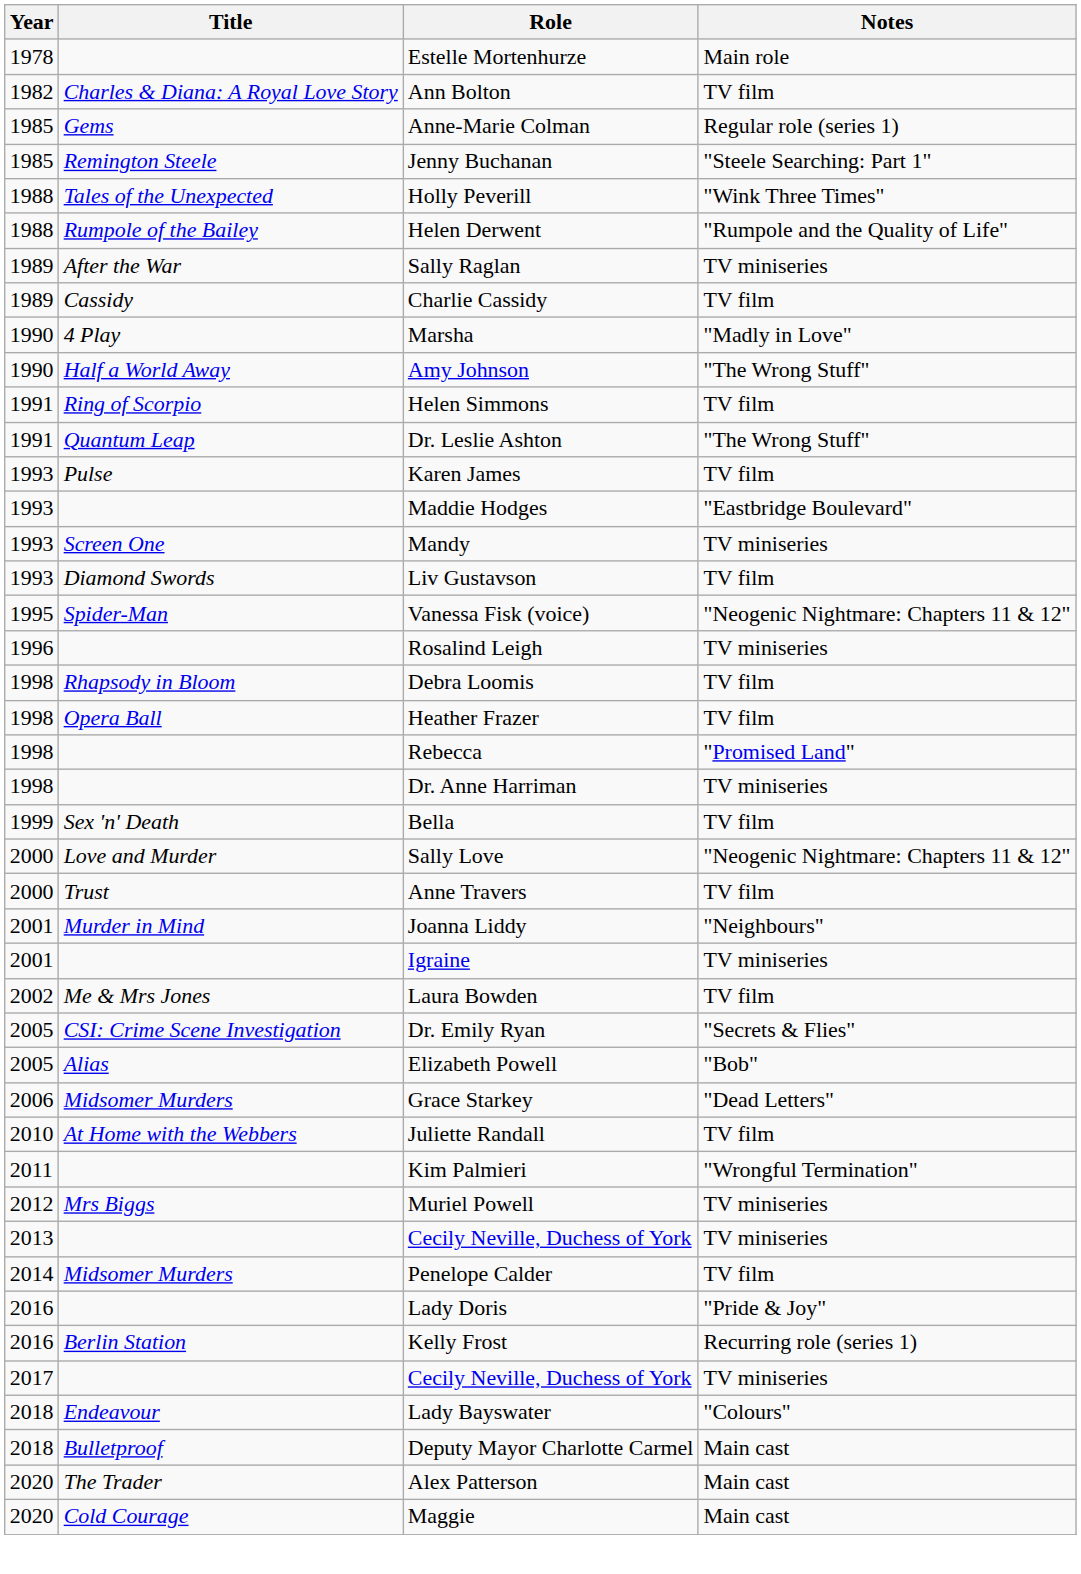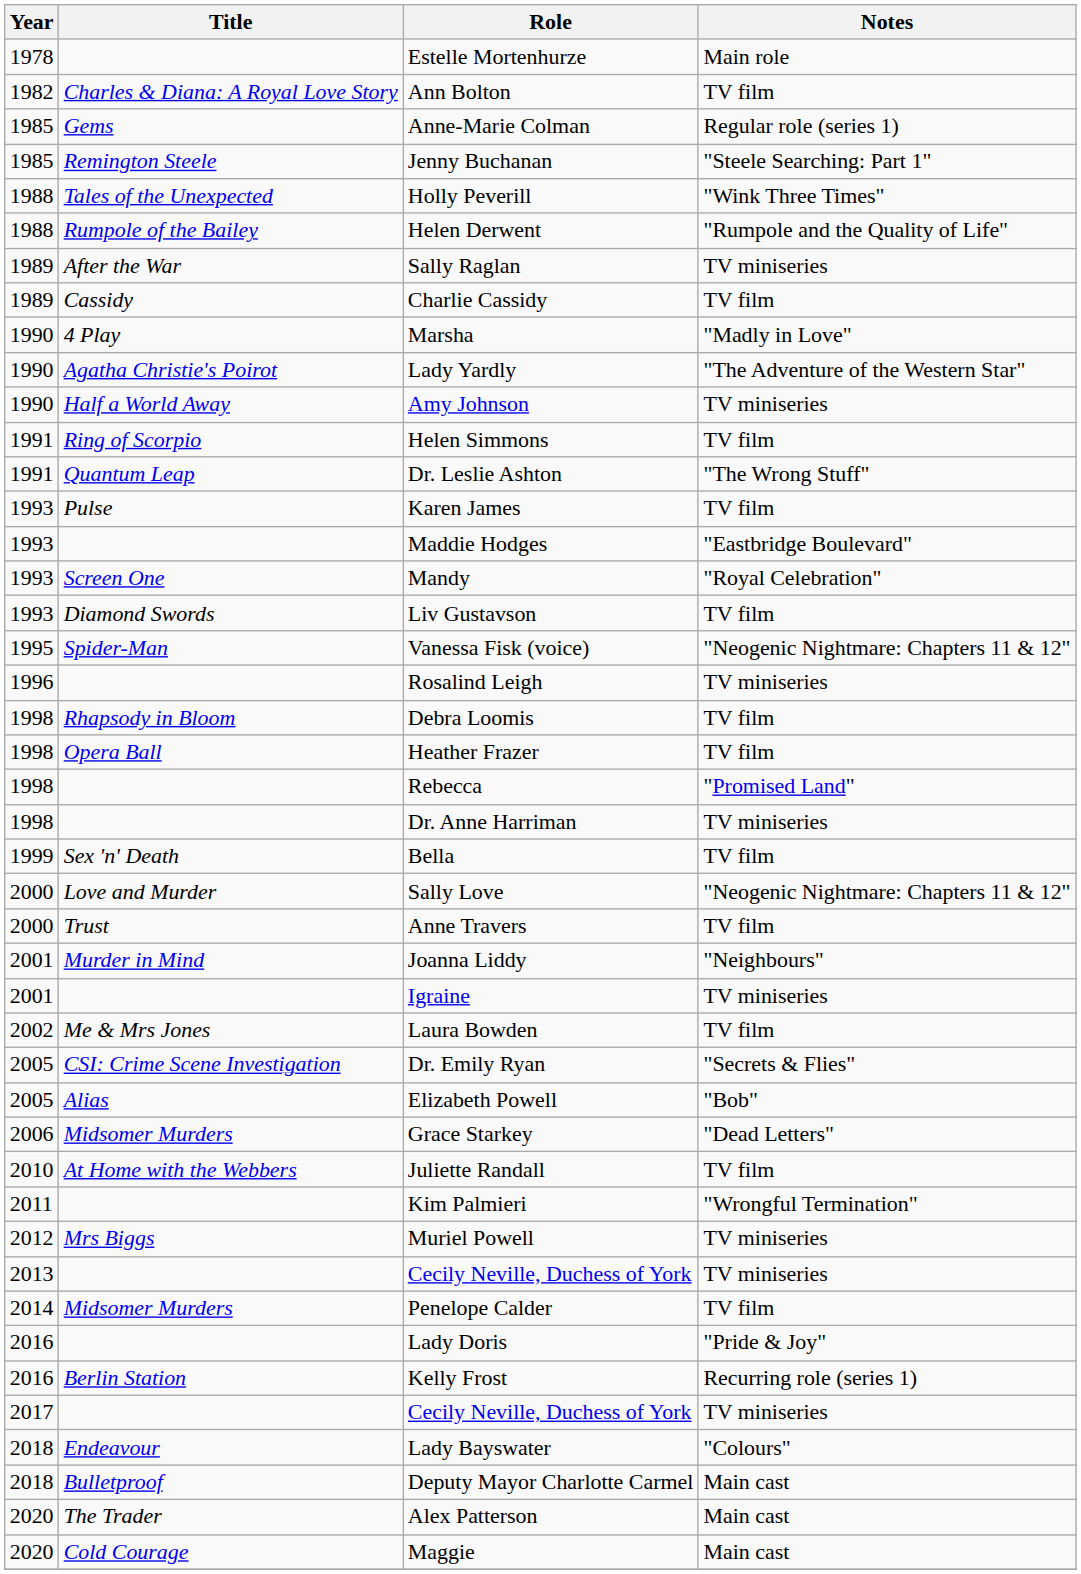+ row: (32, 369)
(786, 369) "The Wrong Stuff" -> (766, 404) TV miniseries
(766, 543) TV miniseries -> (792, 578) "Royal Celebration"
